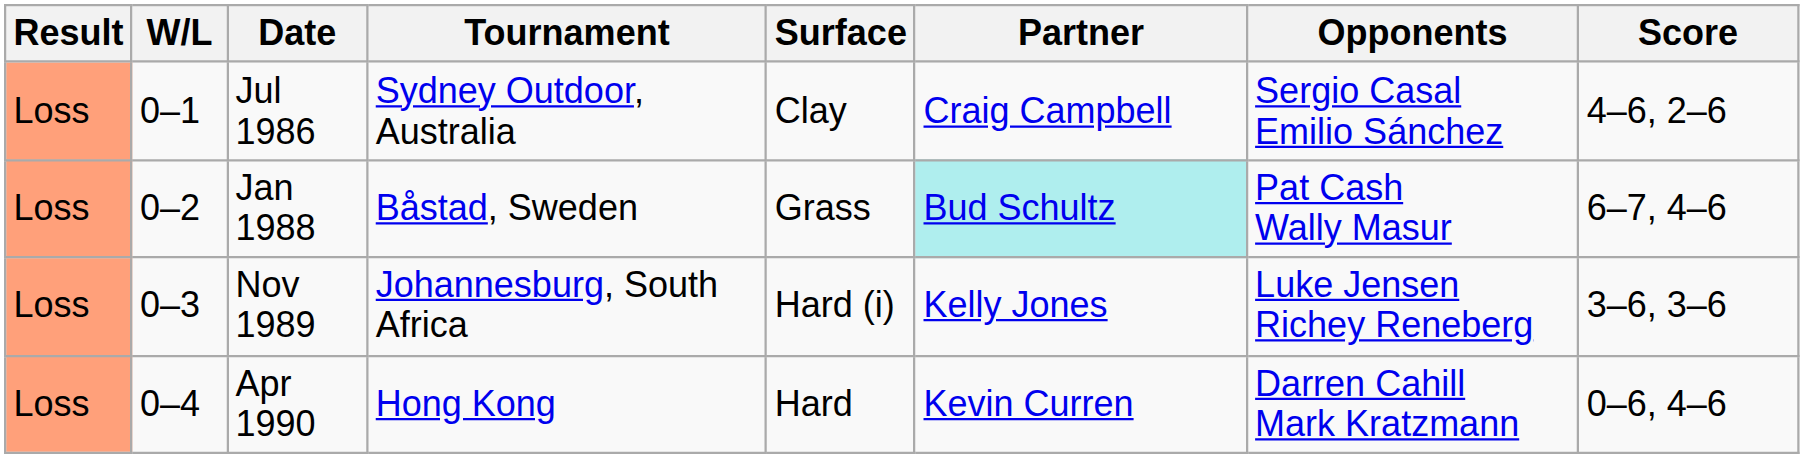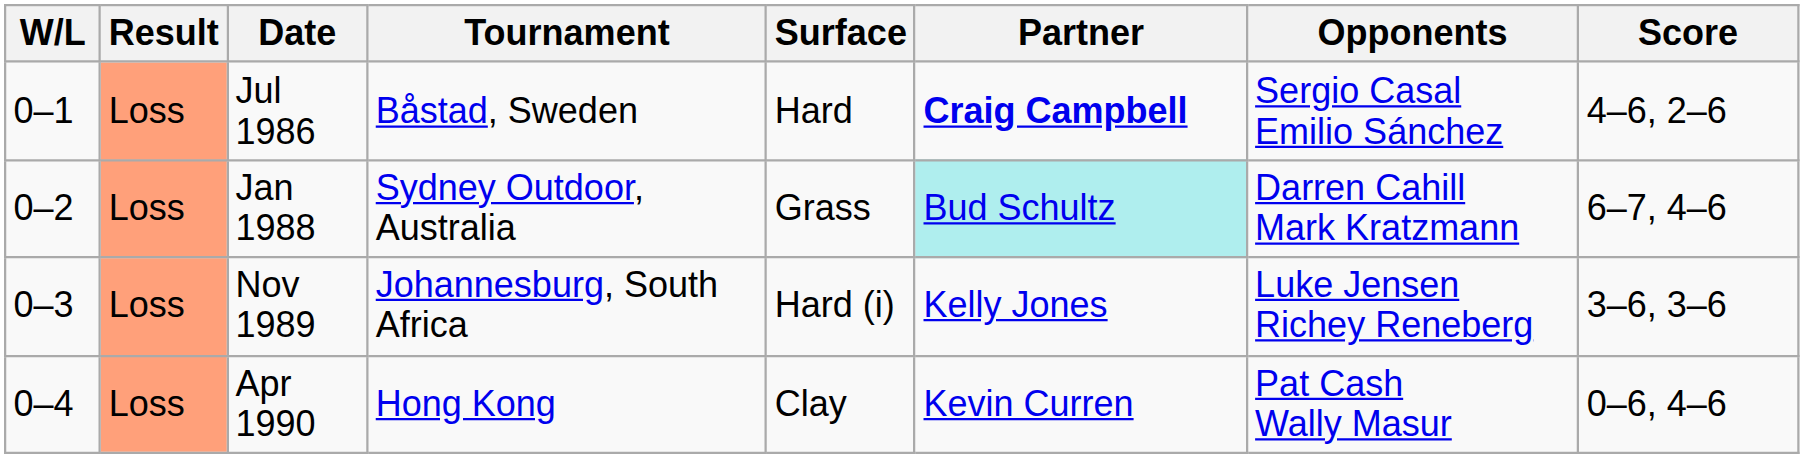columns swapped: (68, 33) <-> (179, 33)
(510, 110) Sydney Outdoor, Australia -> (507, 110) Båstad, Sweden
(811, 110) Clay -> (814, 110) Hard
(1048, 110) normal -> (1056, 110) bold
(507, 207) Båstad, Sweden -> (510, 207) Sydney Outdoor, Australia
(1353, 207) Pat Cash Wally Masur -> (1387, 207) Darren Cahill Mark Kratzmann
(814, 403) Hard -> (811, 403) Clay
(1387, 403) Darren Cahill Mark Kratzmann -> (1353, 403) Pat Cash Wally Masur
